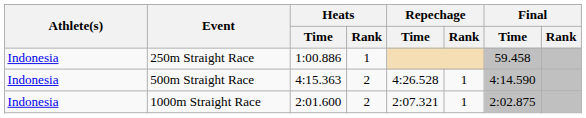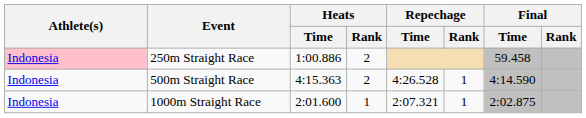(33, 58) no background -> (33, 58) pink background
(367, 58) 1 -> (367, 58) 2
(367, 102) 2 -> (367, 102) 1
